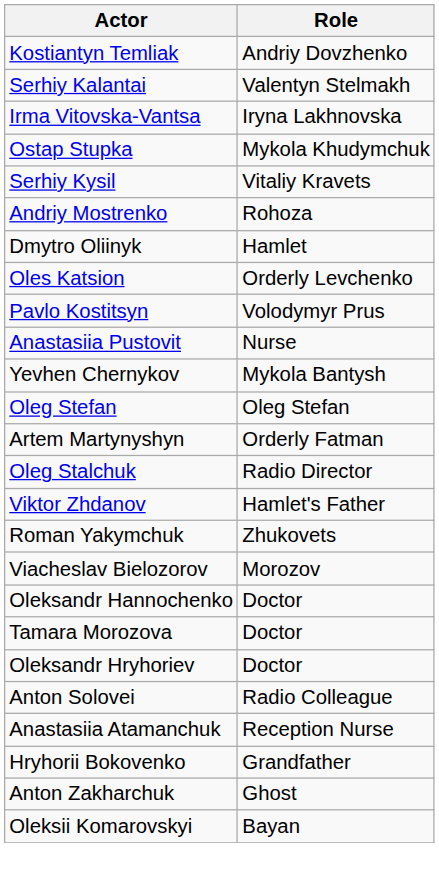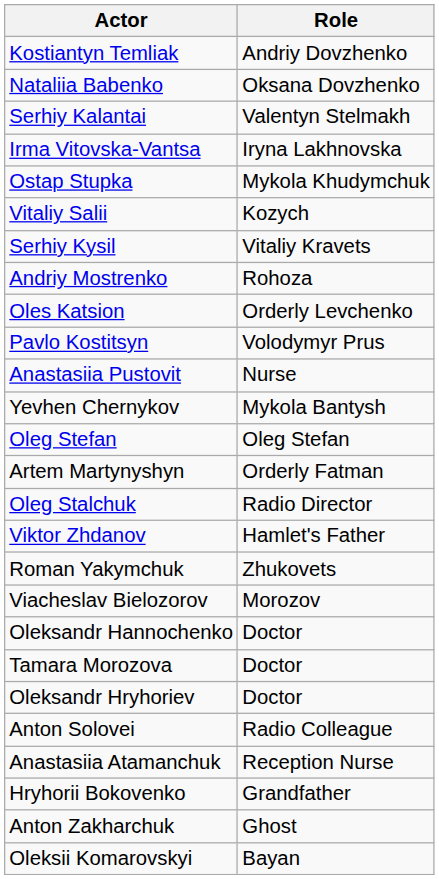+ row: (86, 85)
+ row: (58, 213)
- row: (75, 246)
